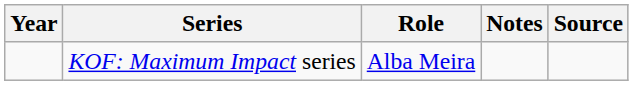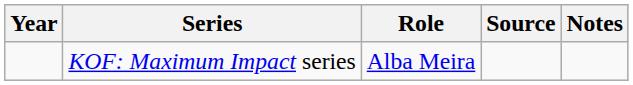columns swapped: (514, 23) <-> (588, 23)
